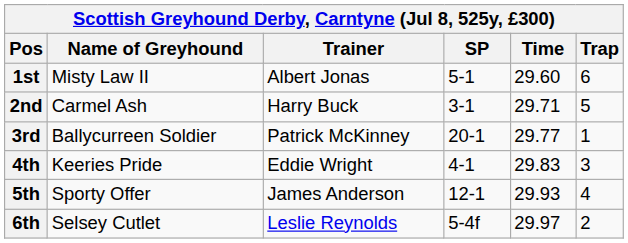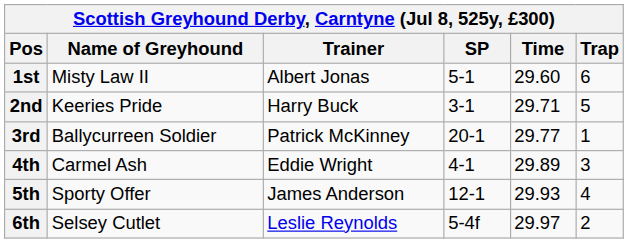(99, 106) Carmel Ash -> (107, 106) Keeries Pride
(107, 164) Keeries Pride -> (99, 164) Carmel Ash
(537, 164) 29.83 -> (537, 164) 29.89
